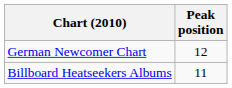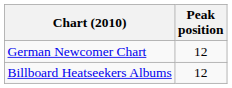(201, 72) 11 -> (201, 72) 12
